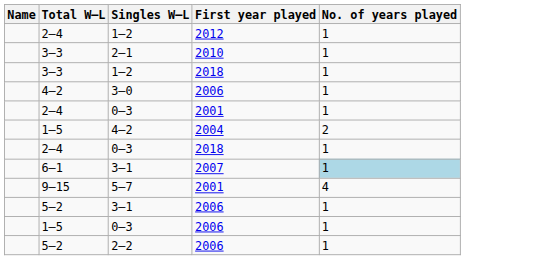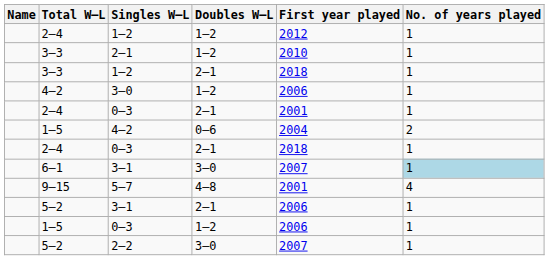+ column: (234, 14)
(209, 245) 2006 -> (293, 245) 2007
